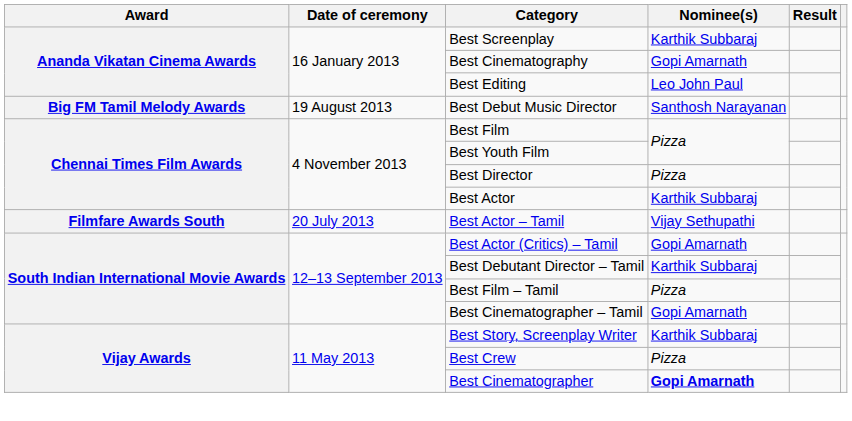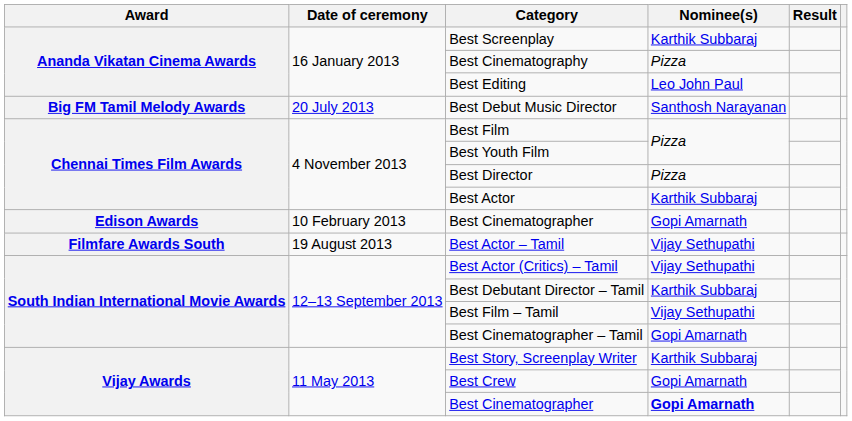(699, 61) Gopi Amarnath -> (668, 61) Pizza
(342, 107) 19 August 2013 -> (333, 107) 20 July 2013
+ row: (147, 221)
(333, 221) 20 July 2013 -> (342, 244) 19 August 2013
(699, 244) Gopi Amarnath -> (703, 267) Vijay Sethupathi
(668, 289) Pizza -> (703, 312) Vijay Sethupathi
(668, 358) Pizza -> (699, 381) Gopi Amarnath
